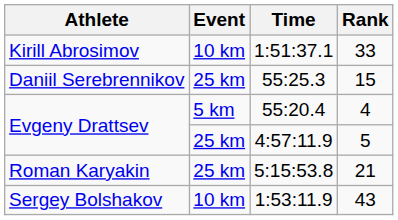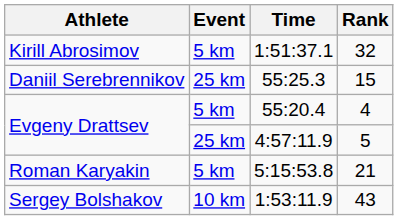(219, 50) 10 km -> (214, 50) 5 km
(365, 50) 33 -> (365, 50) 32
(219, 170) 25 km -> (214, 170) 5 km
